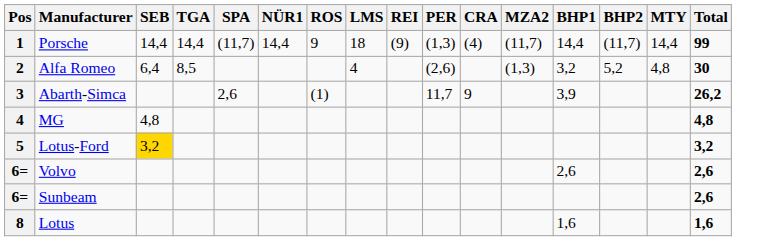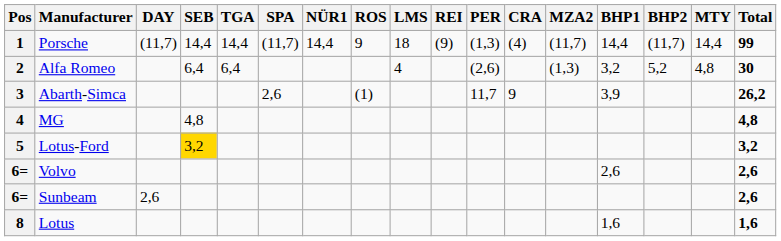+ column: (158, 17)
(186, 69) 8,5 -> (231, 69) 6,4
